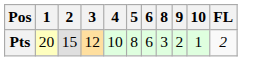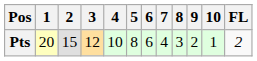+ column: (164, 16)
